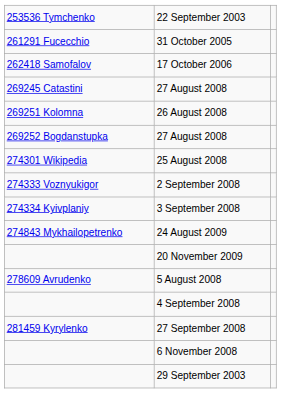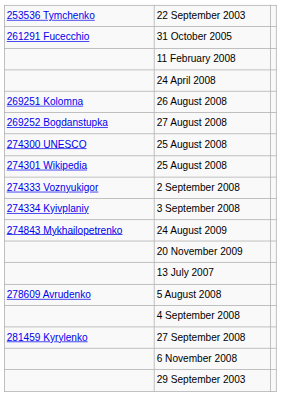- row: (49, 65)
+ row: (79, 59)
+ row: (79, 80)
- row: (45, 89)
+ row: (47, 144)
+ row: (79, 273)
